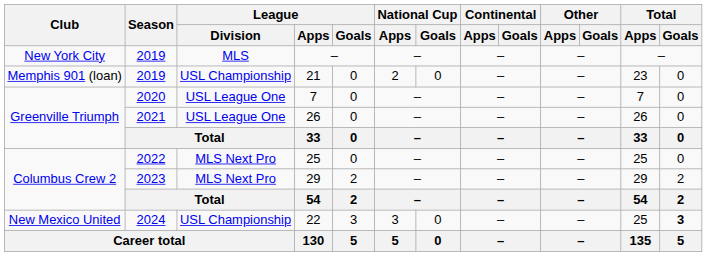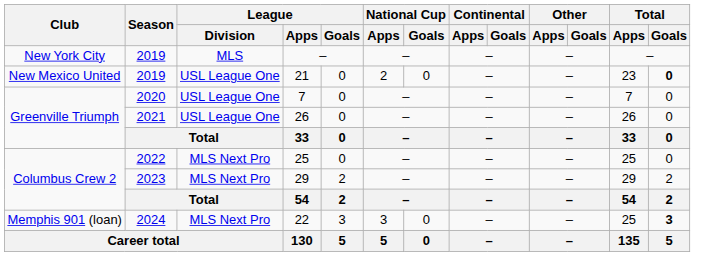(65, 76) Memphis 901 (loan) -> (65, 76) New Mexico United
(236, 76) USL Championship -> (230, 76) USL League One
(681, 76) normal -> (669, 76) bold
(65, 220) New Mexico United -> (65, 220) Memphis 901 (loan)
(236, 220) USL Championship -> (230, 220) MLS Next Pro
